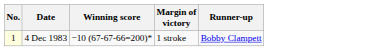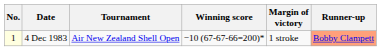+ column: (125, 17)
(231, 38) no background -> (343, 38) lightsalmon background
